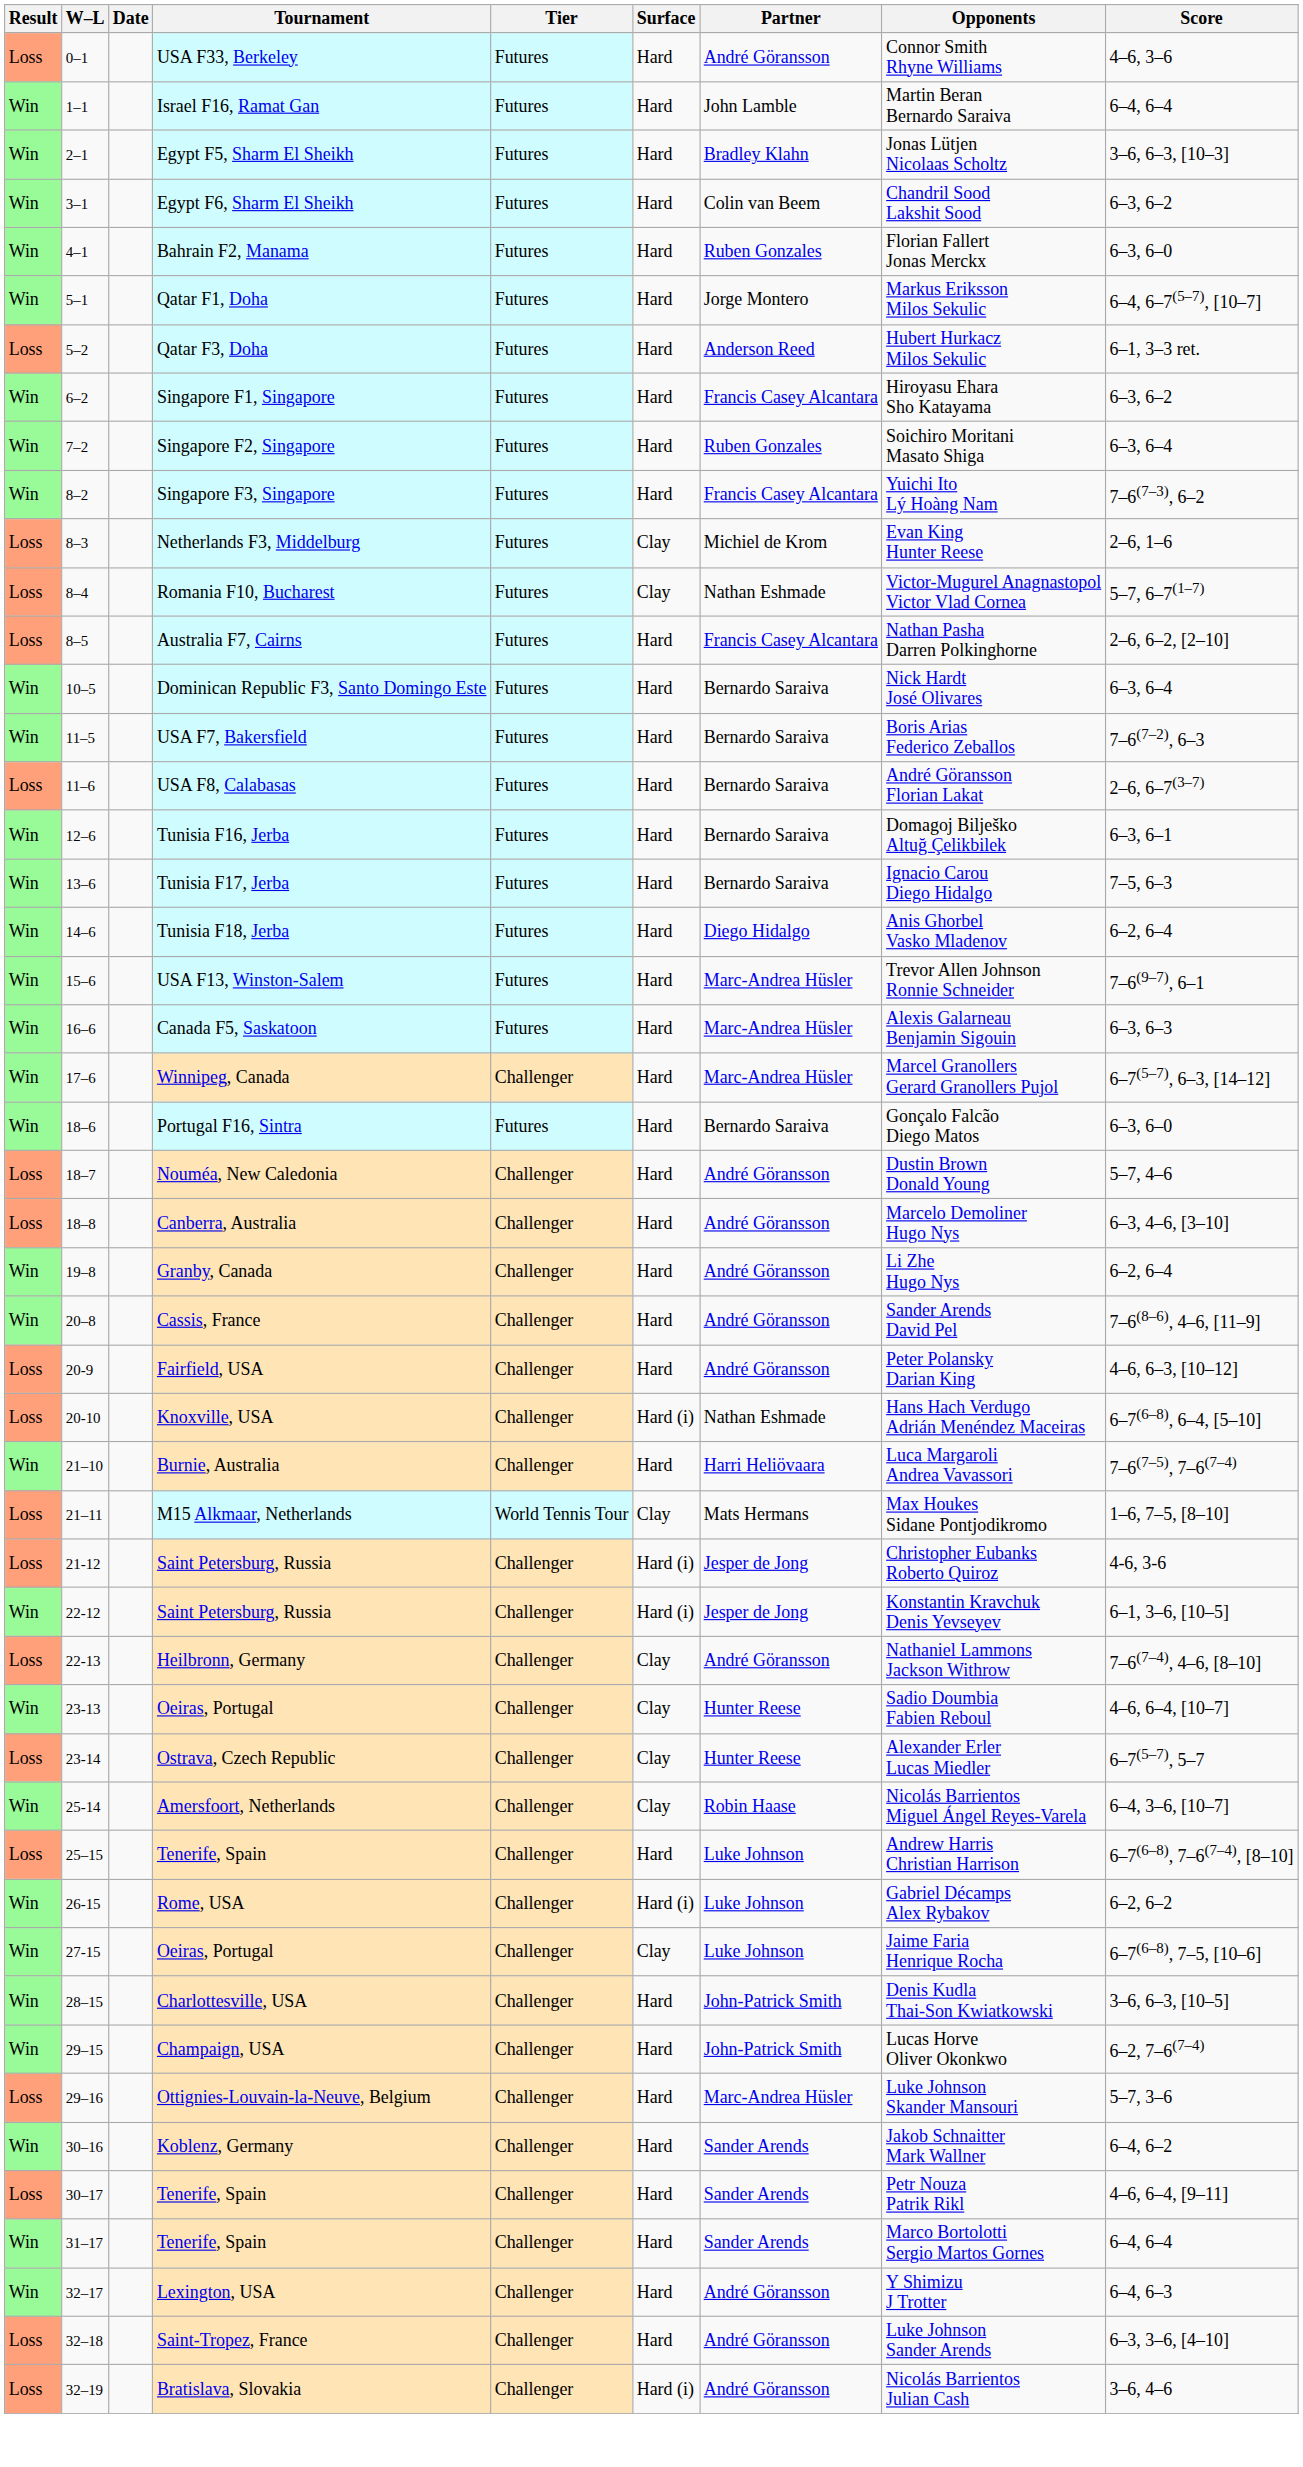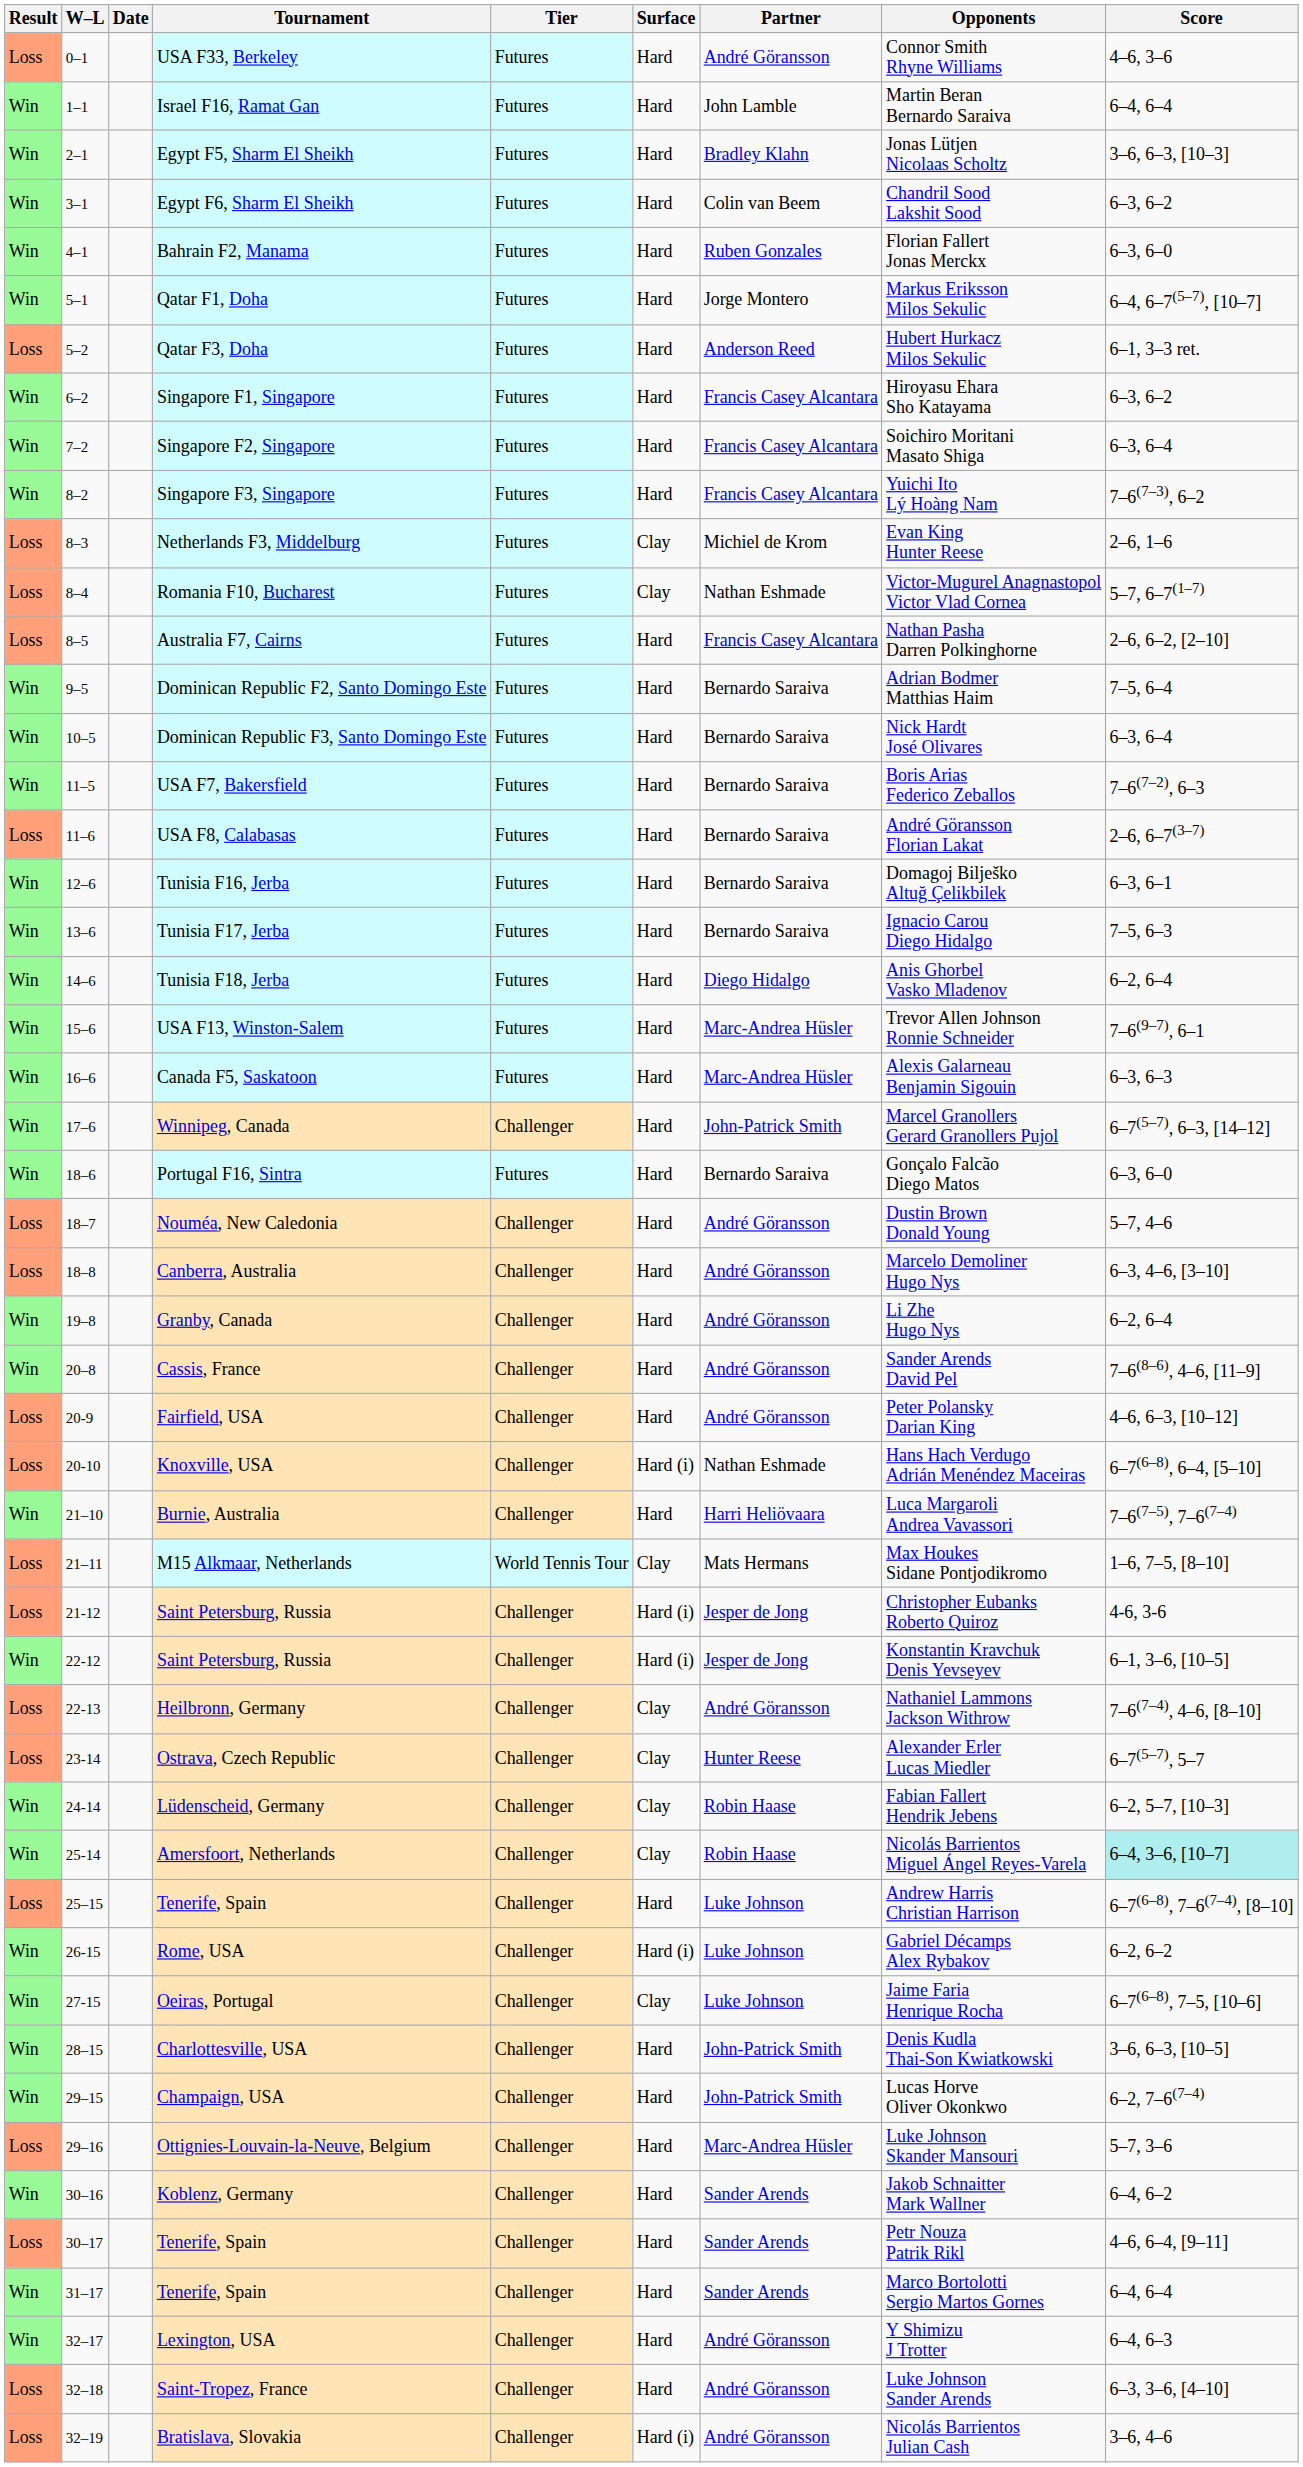(763, 445) Ruben Gonzales -> (791, 445) Francis Casey Alcantara
+ row: (77, 689)
(778, 1077) Marc-Andrea Hüsler -> (773, 1125) John-Patrick Smith
- row: (83, 1710)
+ row: (83, 1807)
(1169, 1806) no background -> (1169, 1854) paleturquoise background
